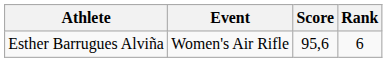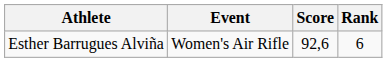(315, 44) 95,6 -> (315, 44) 92,6
